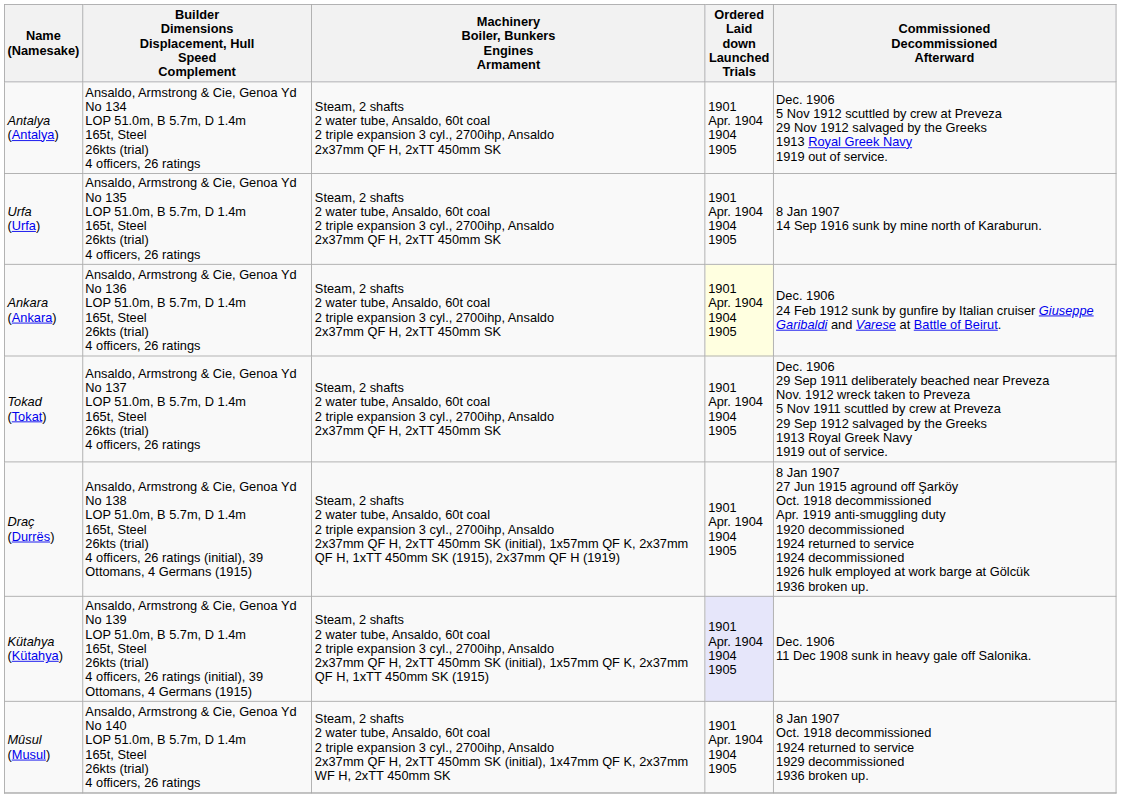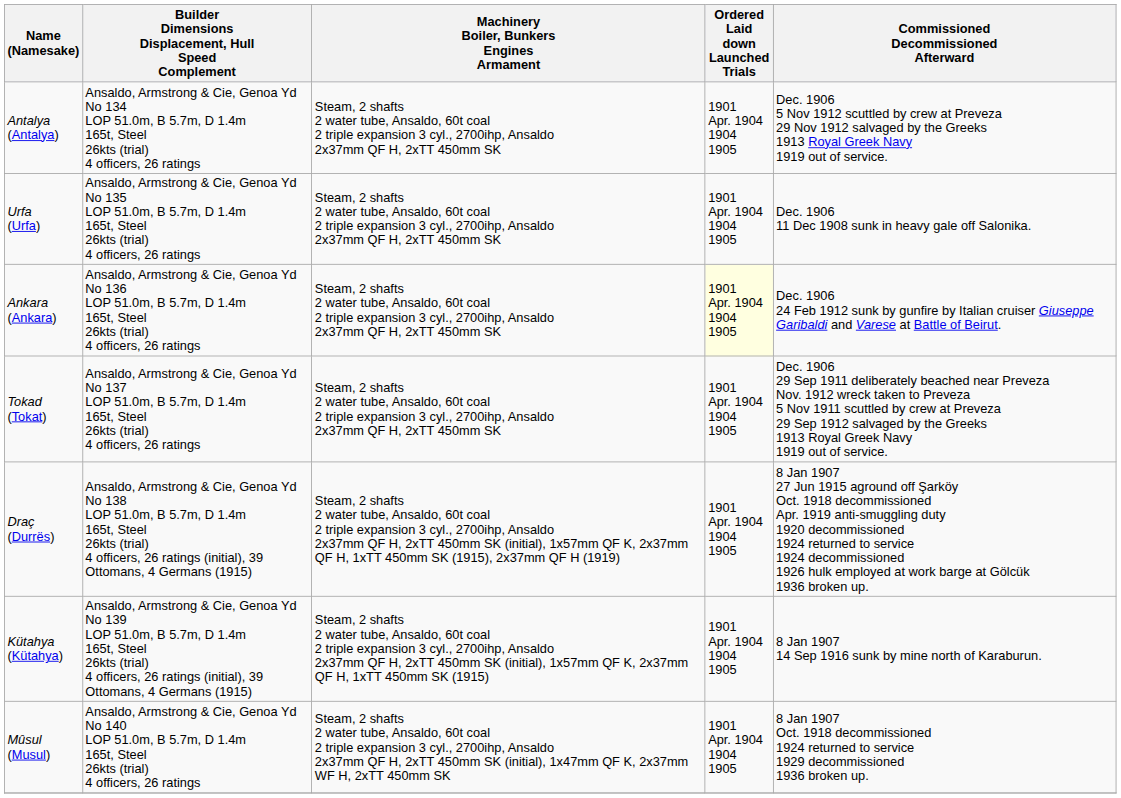(909, 219) 8 Jan 1907 14 Sep 1916 sunk by mine north of Karaburun. -> (904, 219) Dec. 1906 11 Dec 1908 sunk in heavy gale off Salonika.
(736, 649) lavender background -> (736, 649) no background
(904, 649) Dec. 1906 11 Dec 1908 sunk in heavy gale off Salonika. -> (909, 649) 8 Jan 1907 14 Sep 1916 sunk by mine north of Karaburun.
